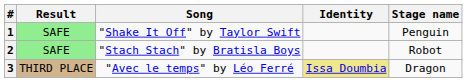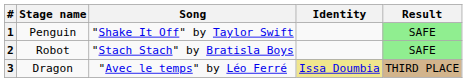columns swapped: (426, 14) <-> (56, 14)
